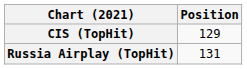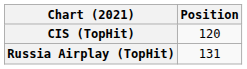(210, 34) 129 -> (210, 34) 120
